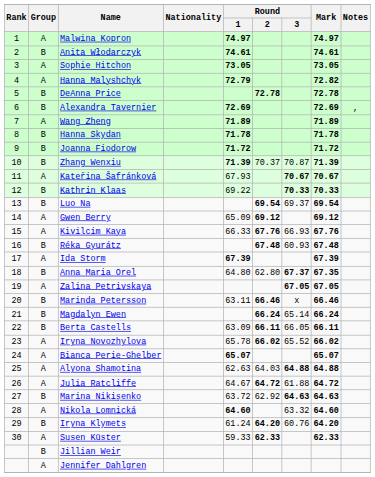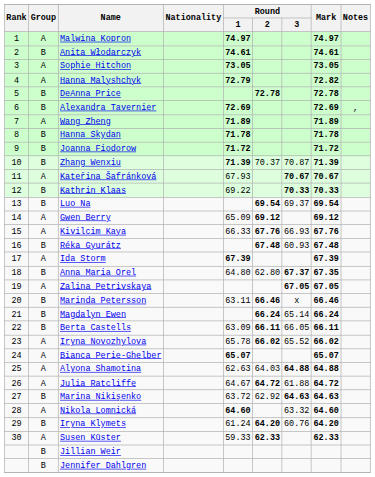(43, 466) A -> (43, 466) B
